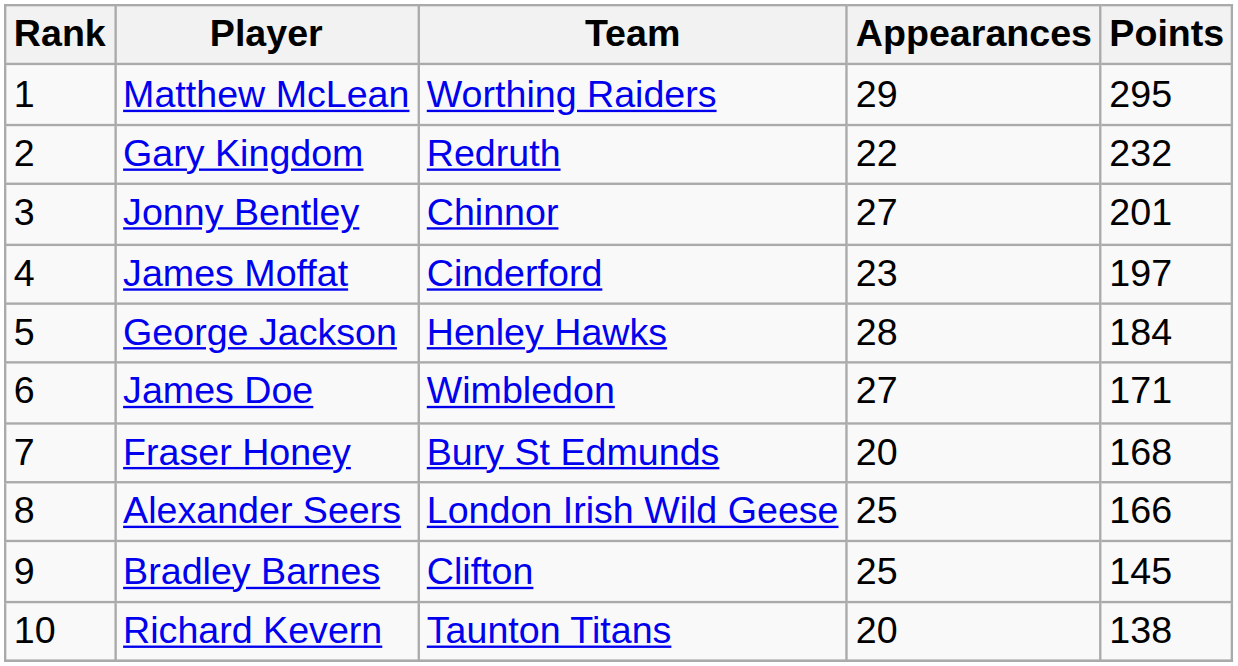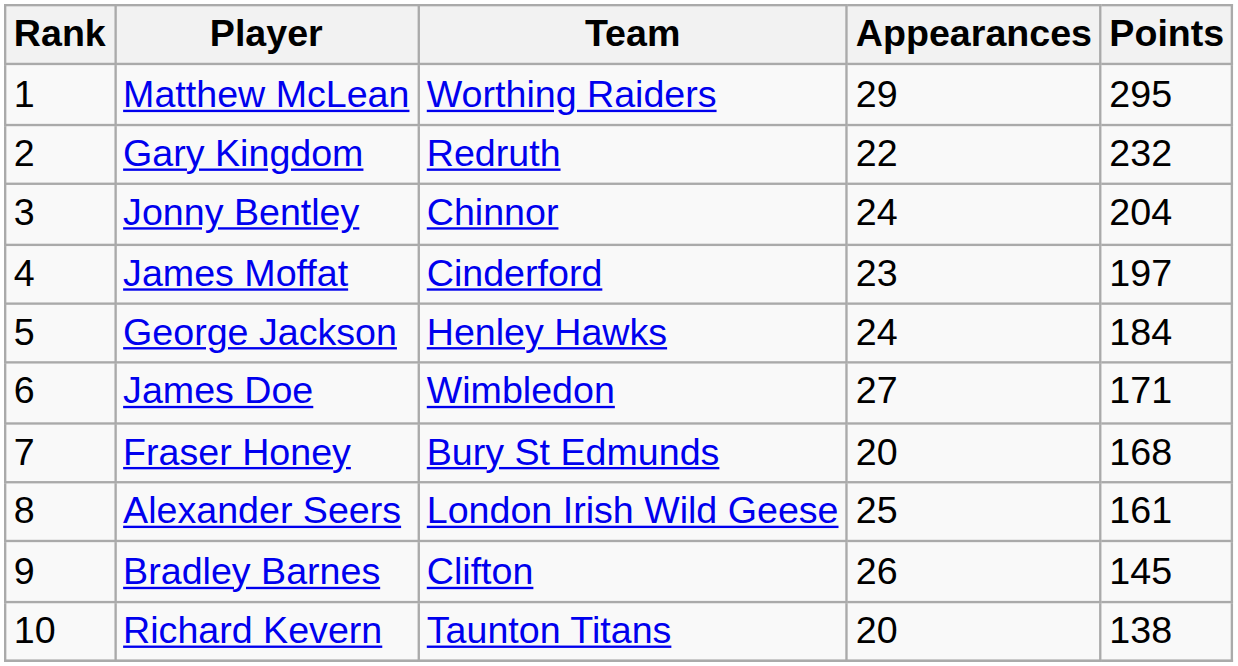(877, 213) 27 -> (877, 213) 24
(1141, 213) 201 -> (1141, 213) 204
(877, 332) 28 -> (877, 332) 24
(1141, 511) 166 -> (1141, 511) 161
(877, 570) 25 -> (877, 570) 26
